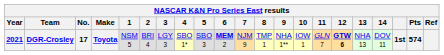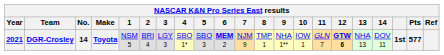(83, 40) 17 -> (83, 40) 14
(415, 40) 574 -> (415, 40) 577
